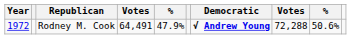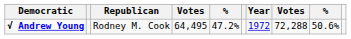columns swapped: (18, 12) <-> (231, 12)
(136, 27) 64,491 -> (191, 27) 64,495
(170, 27) 47.9% -> (225, 27) 47.2%
